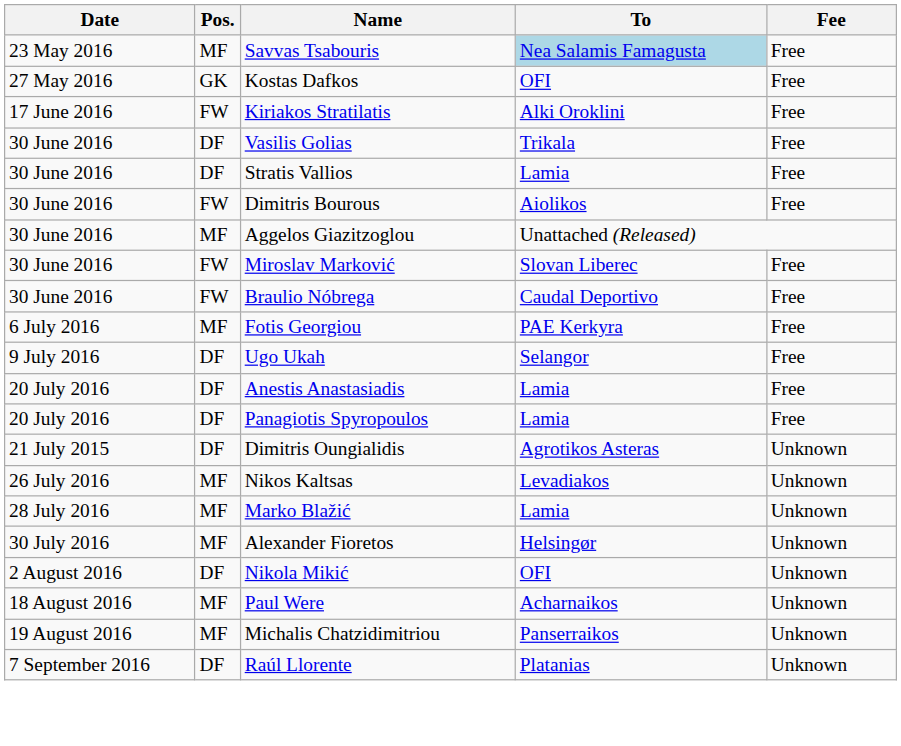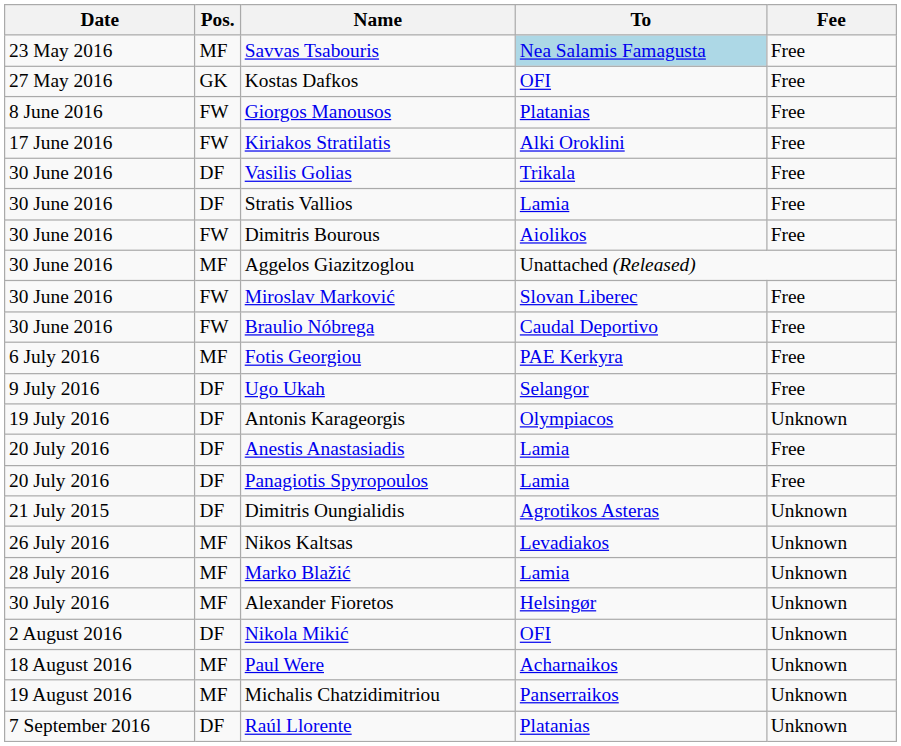+ row: (318, 111)
+ row: (325, 419)
